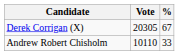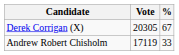(145, 43) 10110 -> (145, 43) 17119
